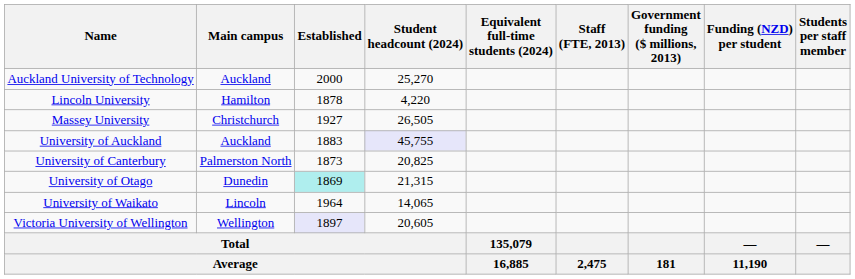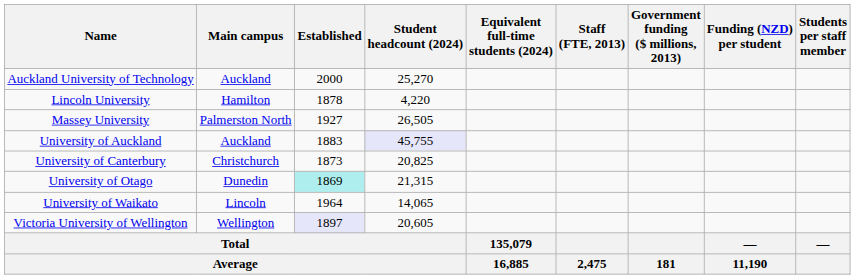(246, 120) Christchurch -> (246, 120) Palmerston North
(246, 161) Palmerston North -> (246, 161) Christchurch
